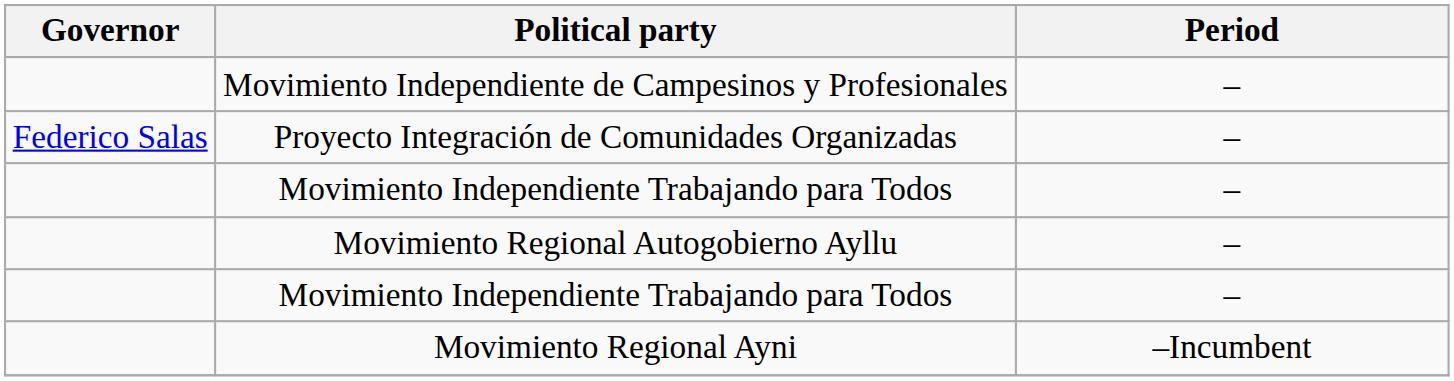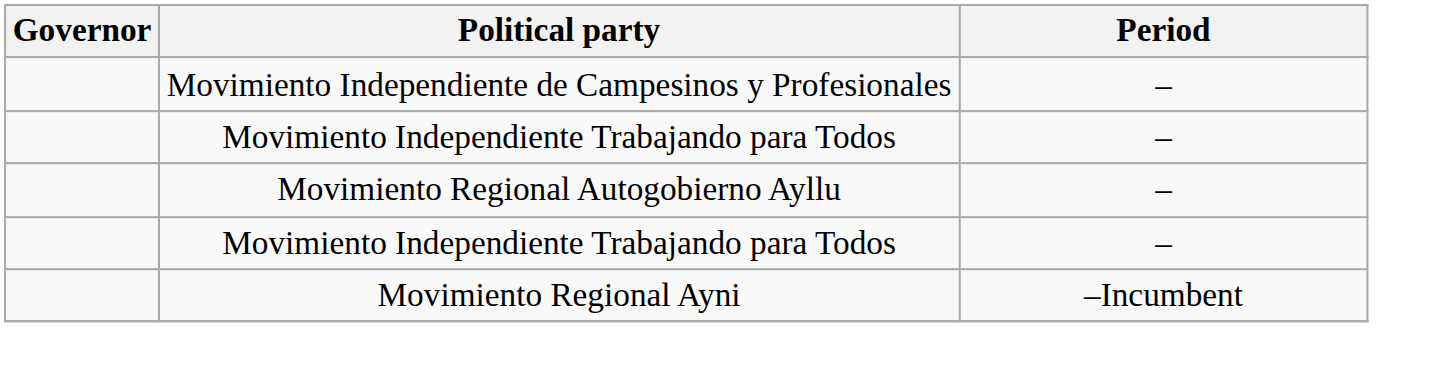- row: (110, 136)
